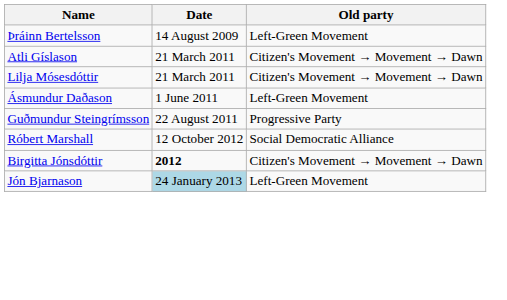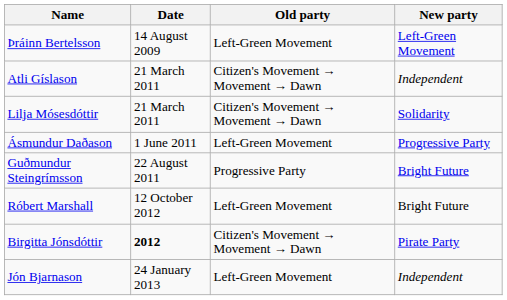+ column: (448, 14)
(322, 139) Social Democratic Alliance -> (273, 206) Left-Green Movement
(199, 181) lightblue background -> (163, 277) no background
